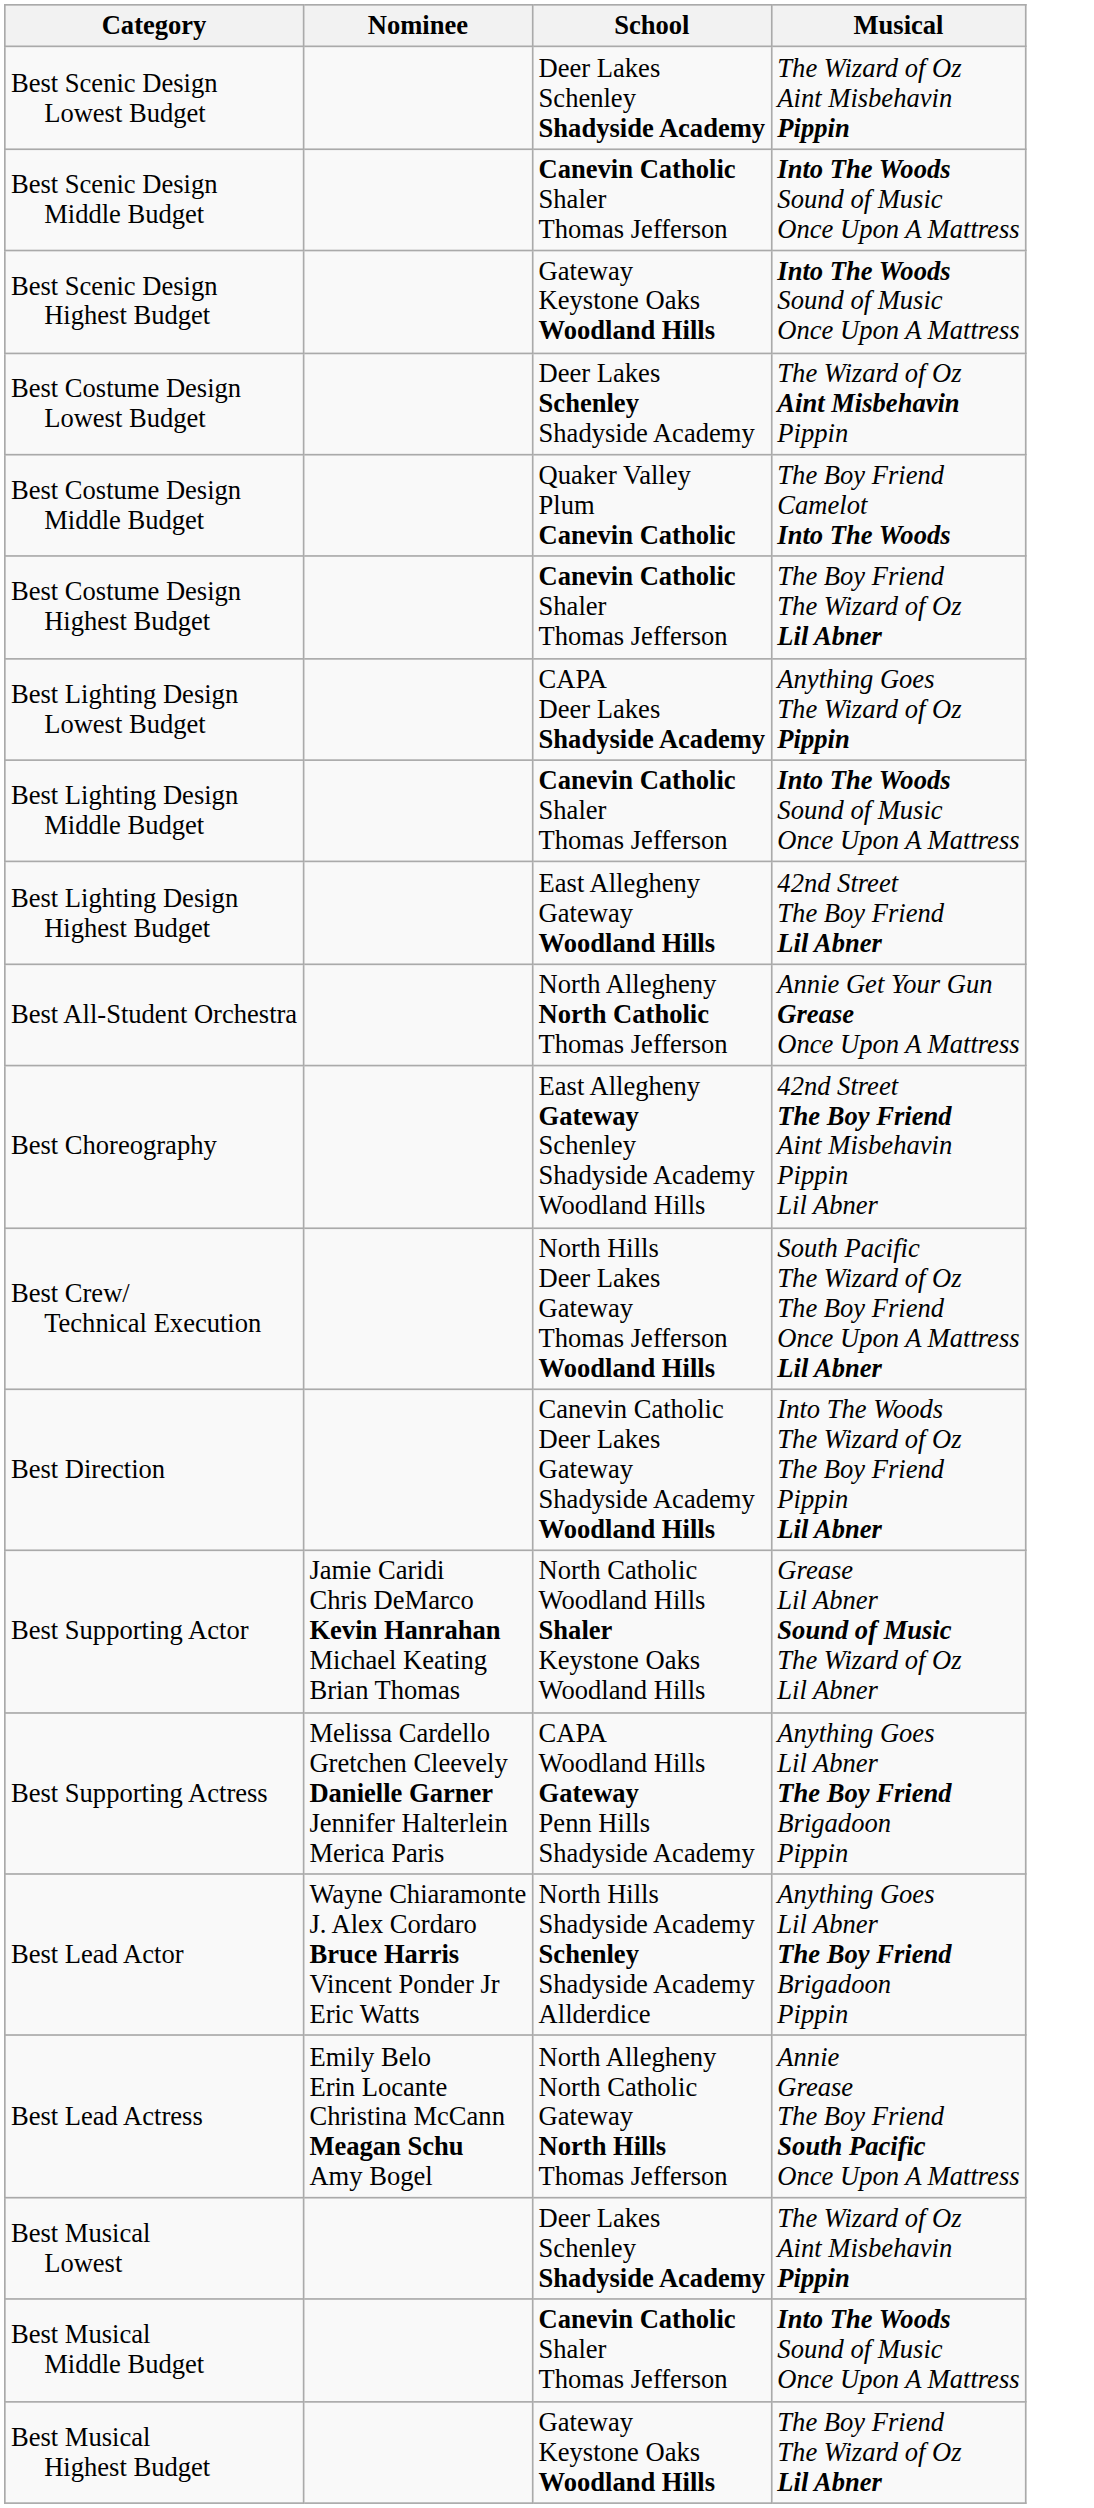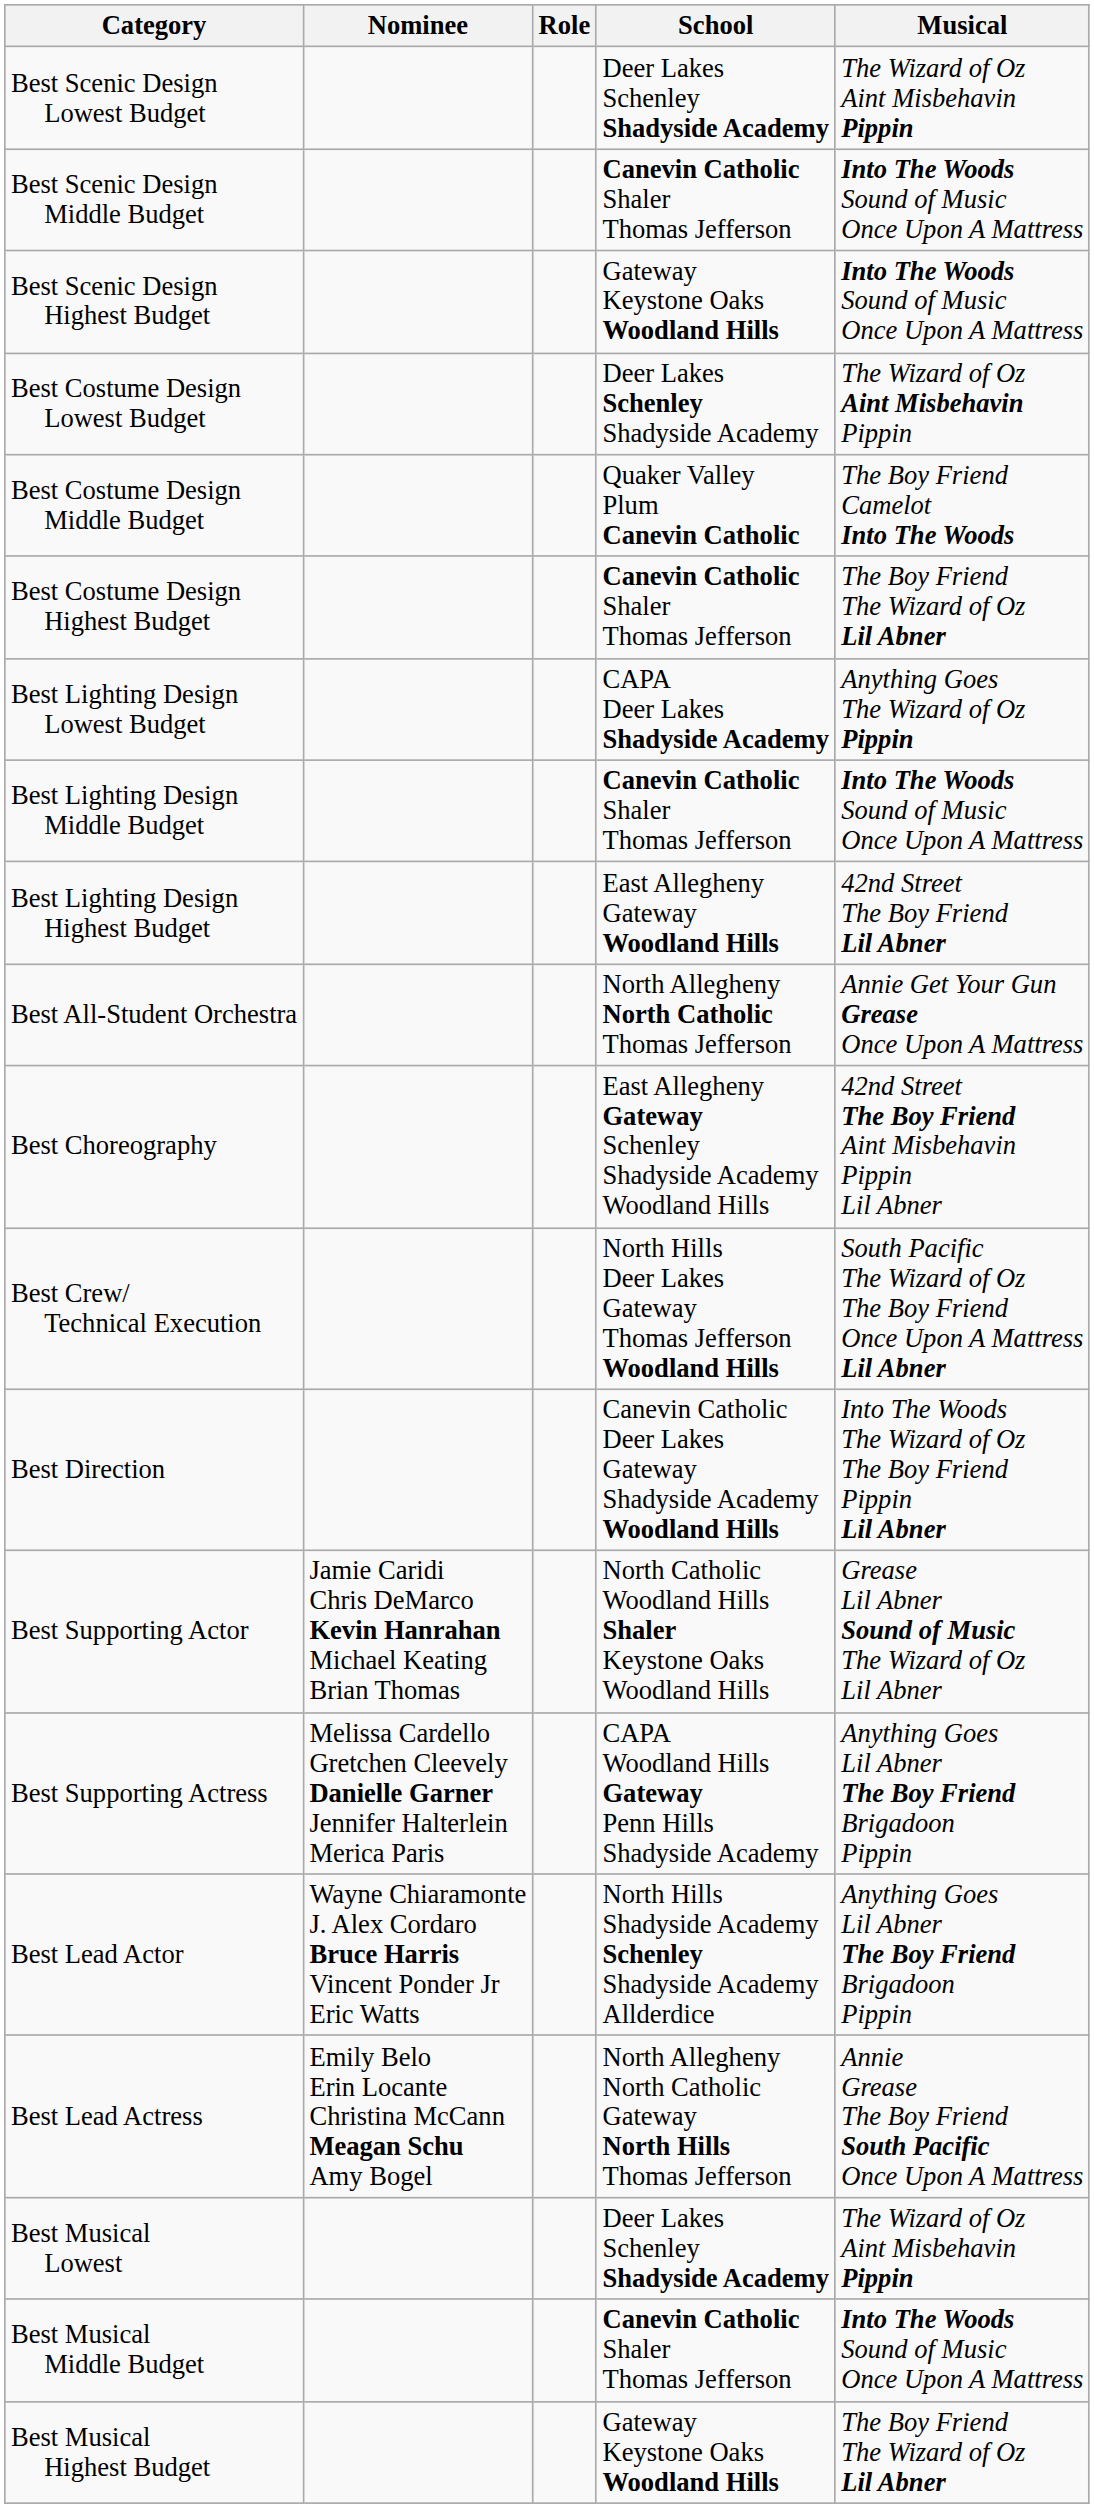+ column: (564, 25)
